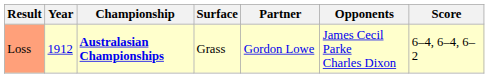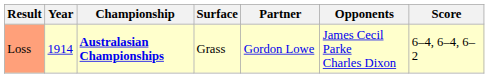(60, 48) 1912 -> (60, 48) 1914
